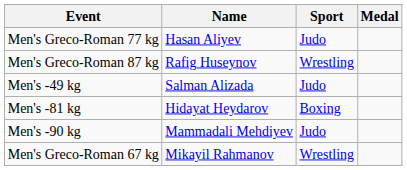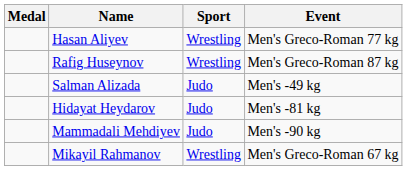columns swapped: (380, 16) <-> (83, 16)
(313, 39) Judo -> (214, 39) Wrestling
(320, 108) Boxing -> (200, 108) Judo
